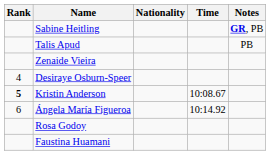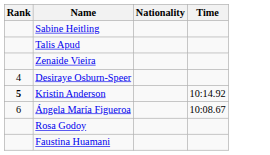- column: (247, 12)
(208, 93) 10:08.67 -> (208, 93) 10:14.92
(208, 110) 10:14.92 -> (208, 110) 10:08.67
